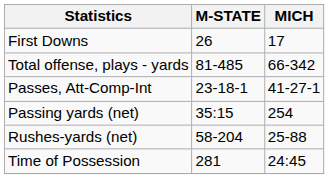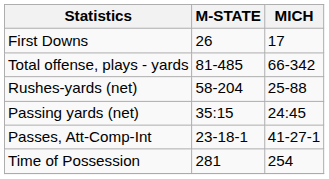rows swapped: (73, 137) <-> (80, 88)
(281, 112) 254 -> (287, 112) 24:45
(287, 161) 24:45 -> (281, 161) 254
